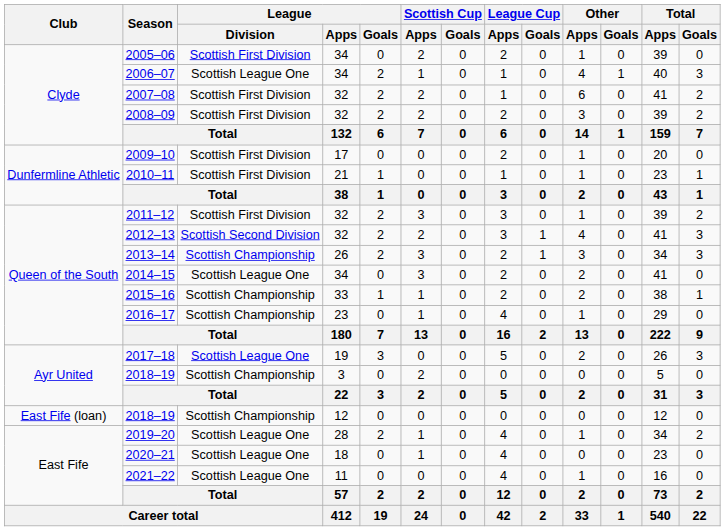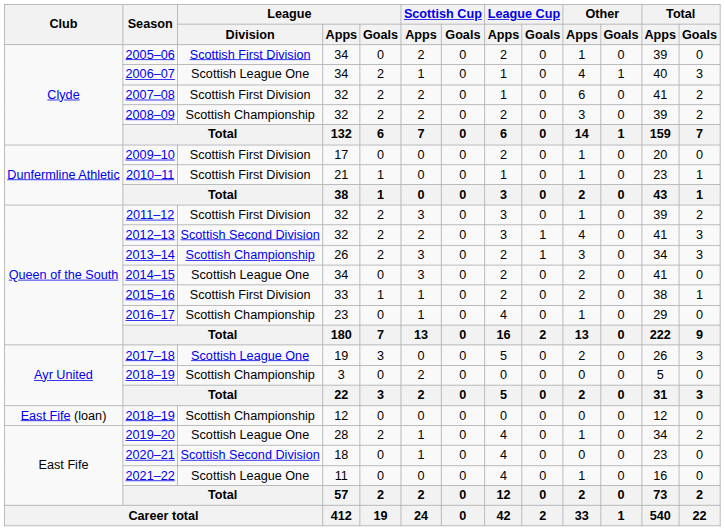(250, 114) Scottish First Division -> (250, 114) Scottish Championship
(250, 295) Scottish Championship -> (250, 295) Scottish First Division
(250, 455) Scottish League One -> (250, 455) Scottish Second Division
